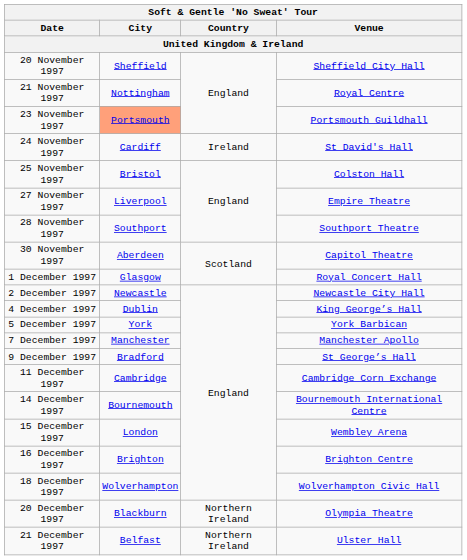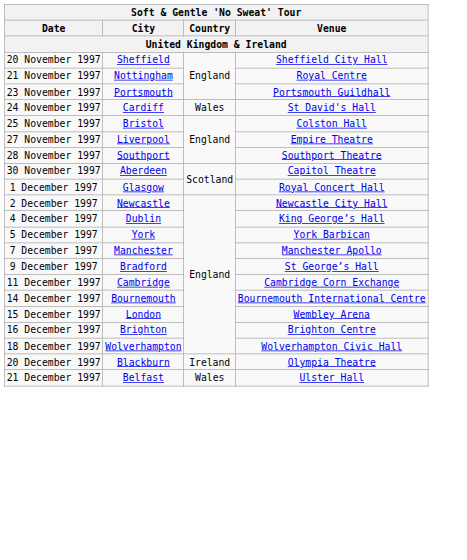(140, 120) lightsalmon background -> (143, 92) no background
(228, 147) Ireland -> (210, 108) Wales
(228, 514) Northern Ireland -> (210, 362) Ireland
(228, 541) Northern Ireland -> (210, 378) Wales
